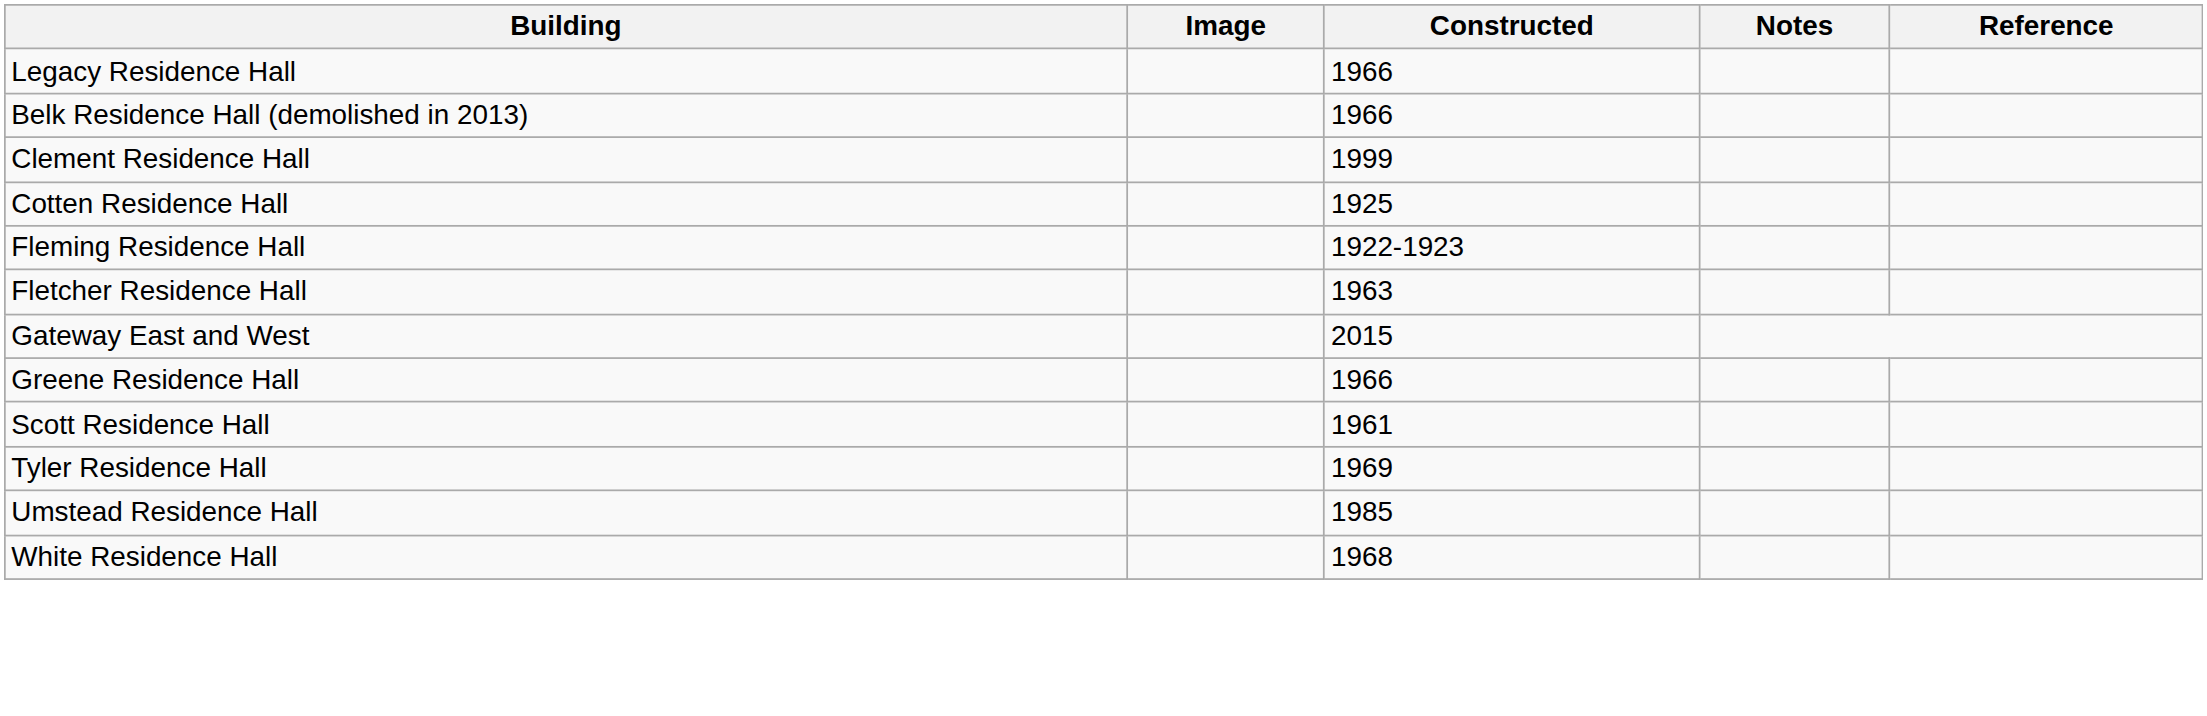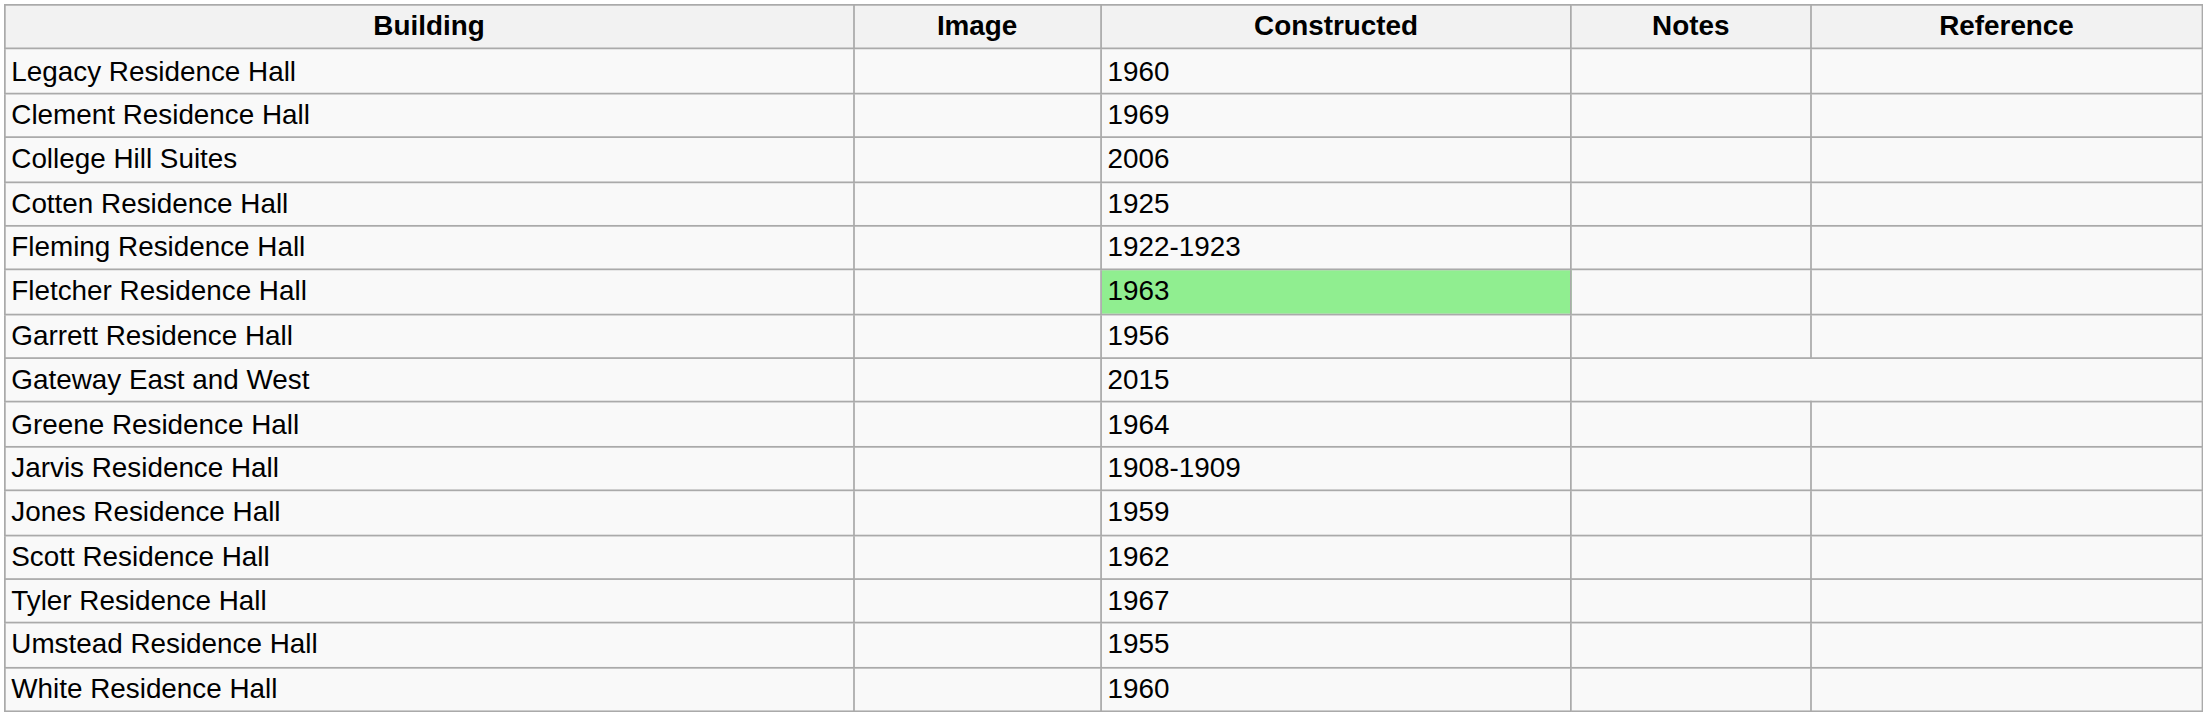(1362, 70) 1966 -> (1138, 70) 1960
- row: (270, 114)
(1362, 159) 1999 -> (1138, 114) 1969
+ row: (124, 159)
(1362, 291) no background -> (1138, 291) lightgreen background
+ row: (152, 335)
(1362, 379) 1966 -> (1138, 423) 1964
+ row: (145, 468)
+ row: (146, 512)
(1362, 423) 1961 -> (1138, 556) 1962
(1362, 468) 1969 -> (1138, 600) 1967
(1362, 512) 1985 -> (1138, 644) 1955
(1362, 556) 1968 -> (1138, 688) 1960
